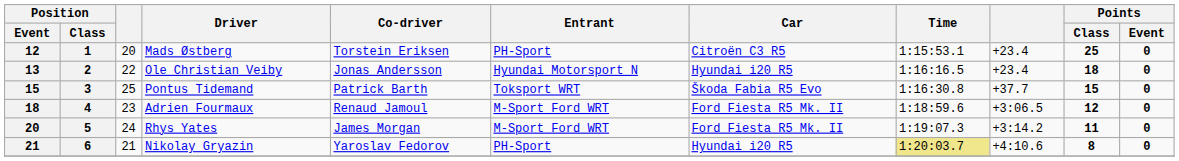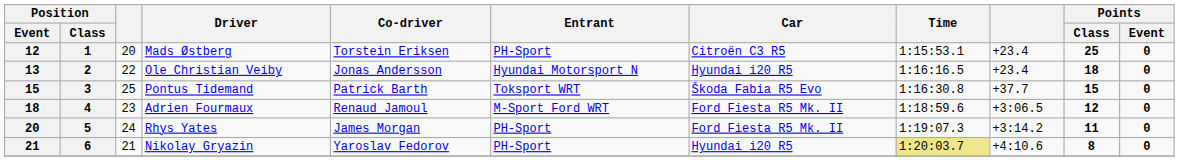(551, 128) M-Sport Ford WRT -> (522, 128) PH-Sport
